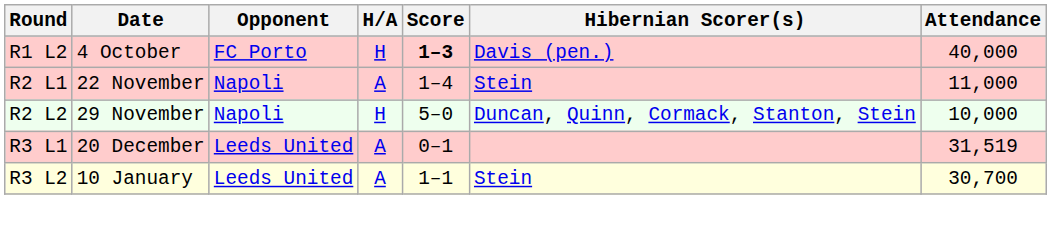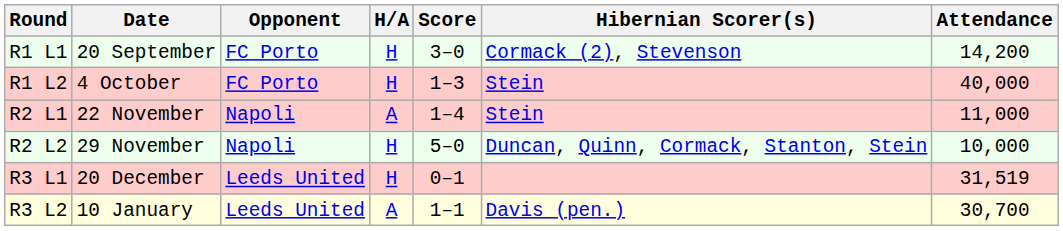+ row: (38, 52)
(436, 52) bold -> (447, 84) normal
(544, 52) Davis (pen.) -> (515, 84) Stein
(380, 147) A -> (392, 178) H
(503, 178) Stein -> (555, 210) Davis (pen.)
